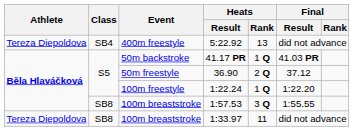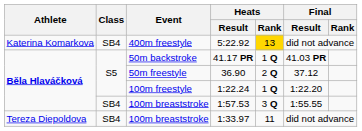(47, 43) Tereza Diepoldova -> (50, 43) Katerina Komarkova
(262, 43) no background -> (270, 43) gold background
(104, 104) SB8 -> (111, 104) SB4
(104, 119) SB8 -> (111, 119) SB4
